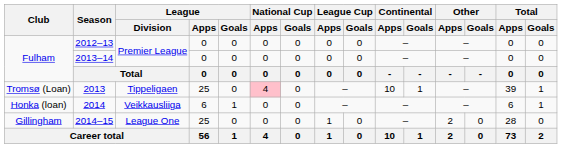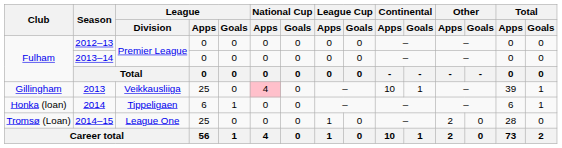(39, 89) Tromsø (Loan) -> (39, 89) Gillingham
(152, 89) Tippeligaen -> (152, 89) Veikkausliiga
(152, 105) Veikkausliiga -> (152, 105) Tippeligaen
(39, 120) Gillingham -> (39, 120) Tromsø (Loan)
